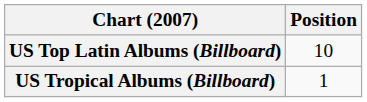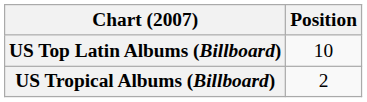(324, 81) 1 -> (324, 81) 2
